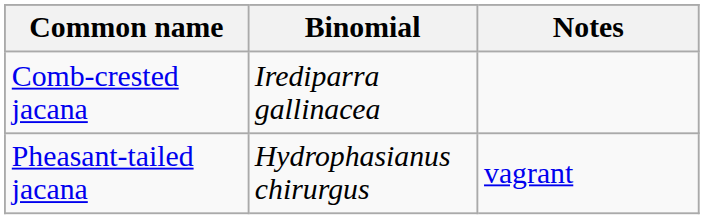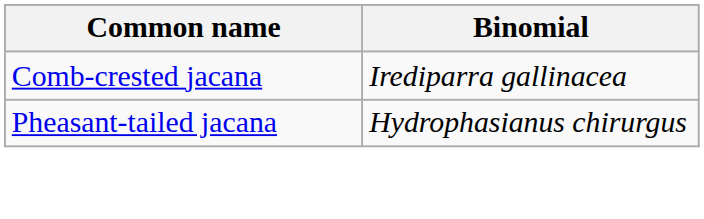- column: (588, 28)
